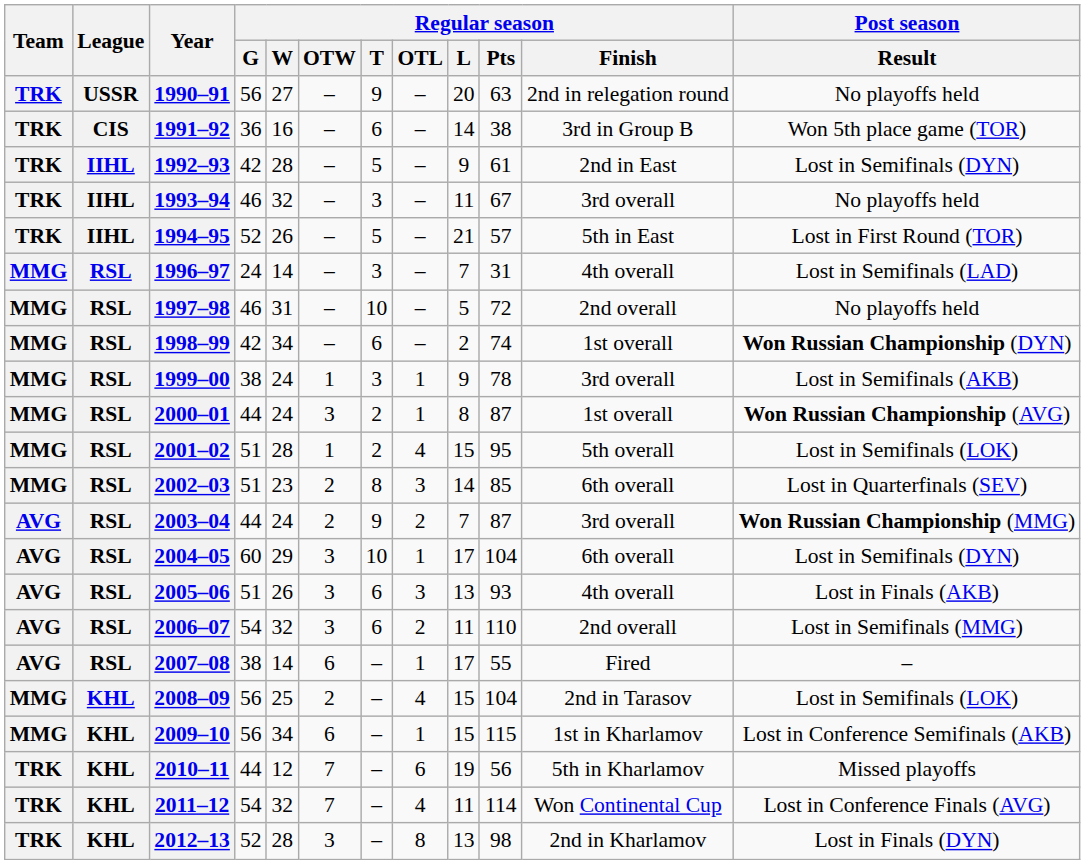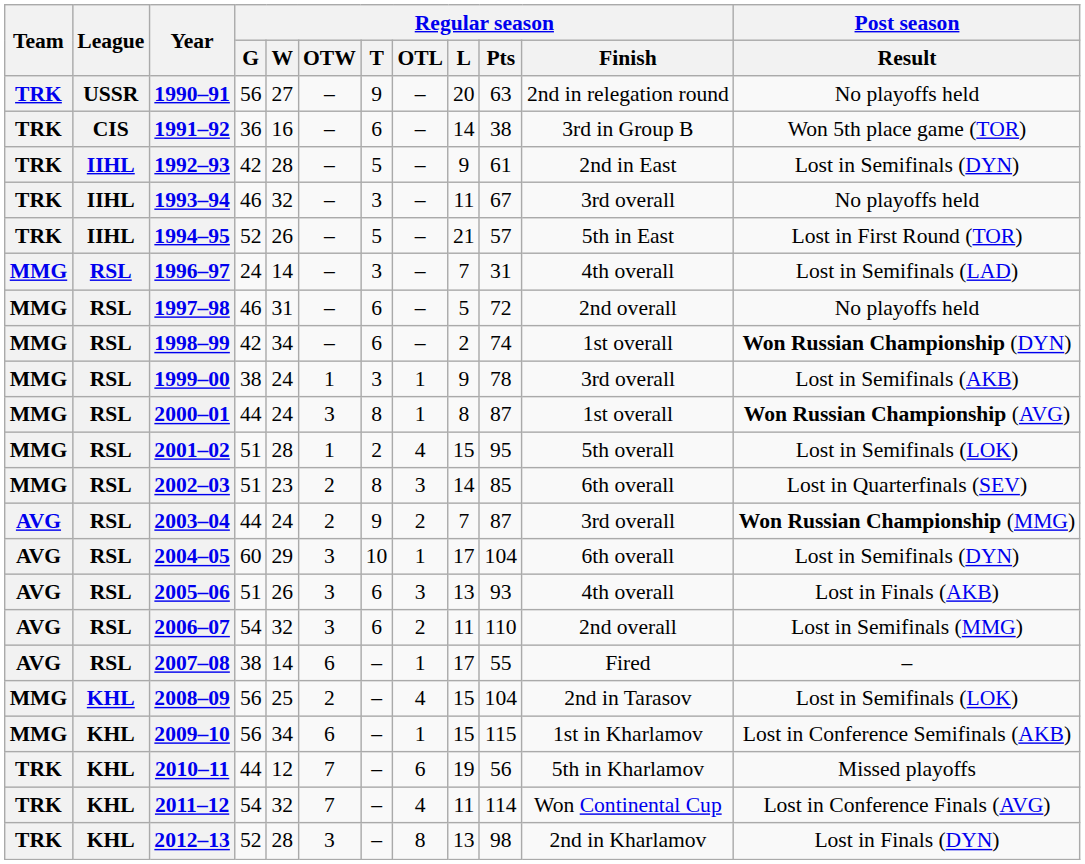(377, 307) 10 -> (377, 307) 6
(377, 413) 2 -> (377, 413) 8
